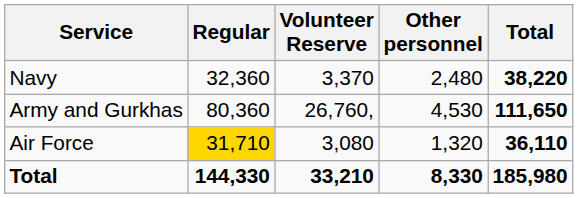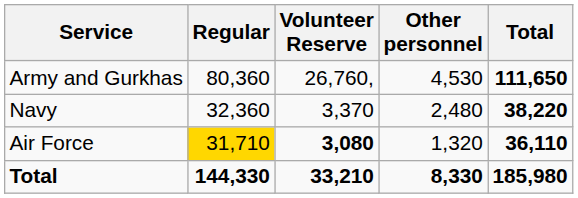rows swapped: (33, 77) <-> (96, 110)
(348, 143) normal -> (348, 143) bold
